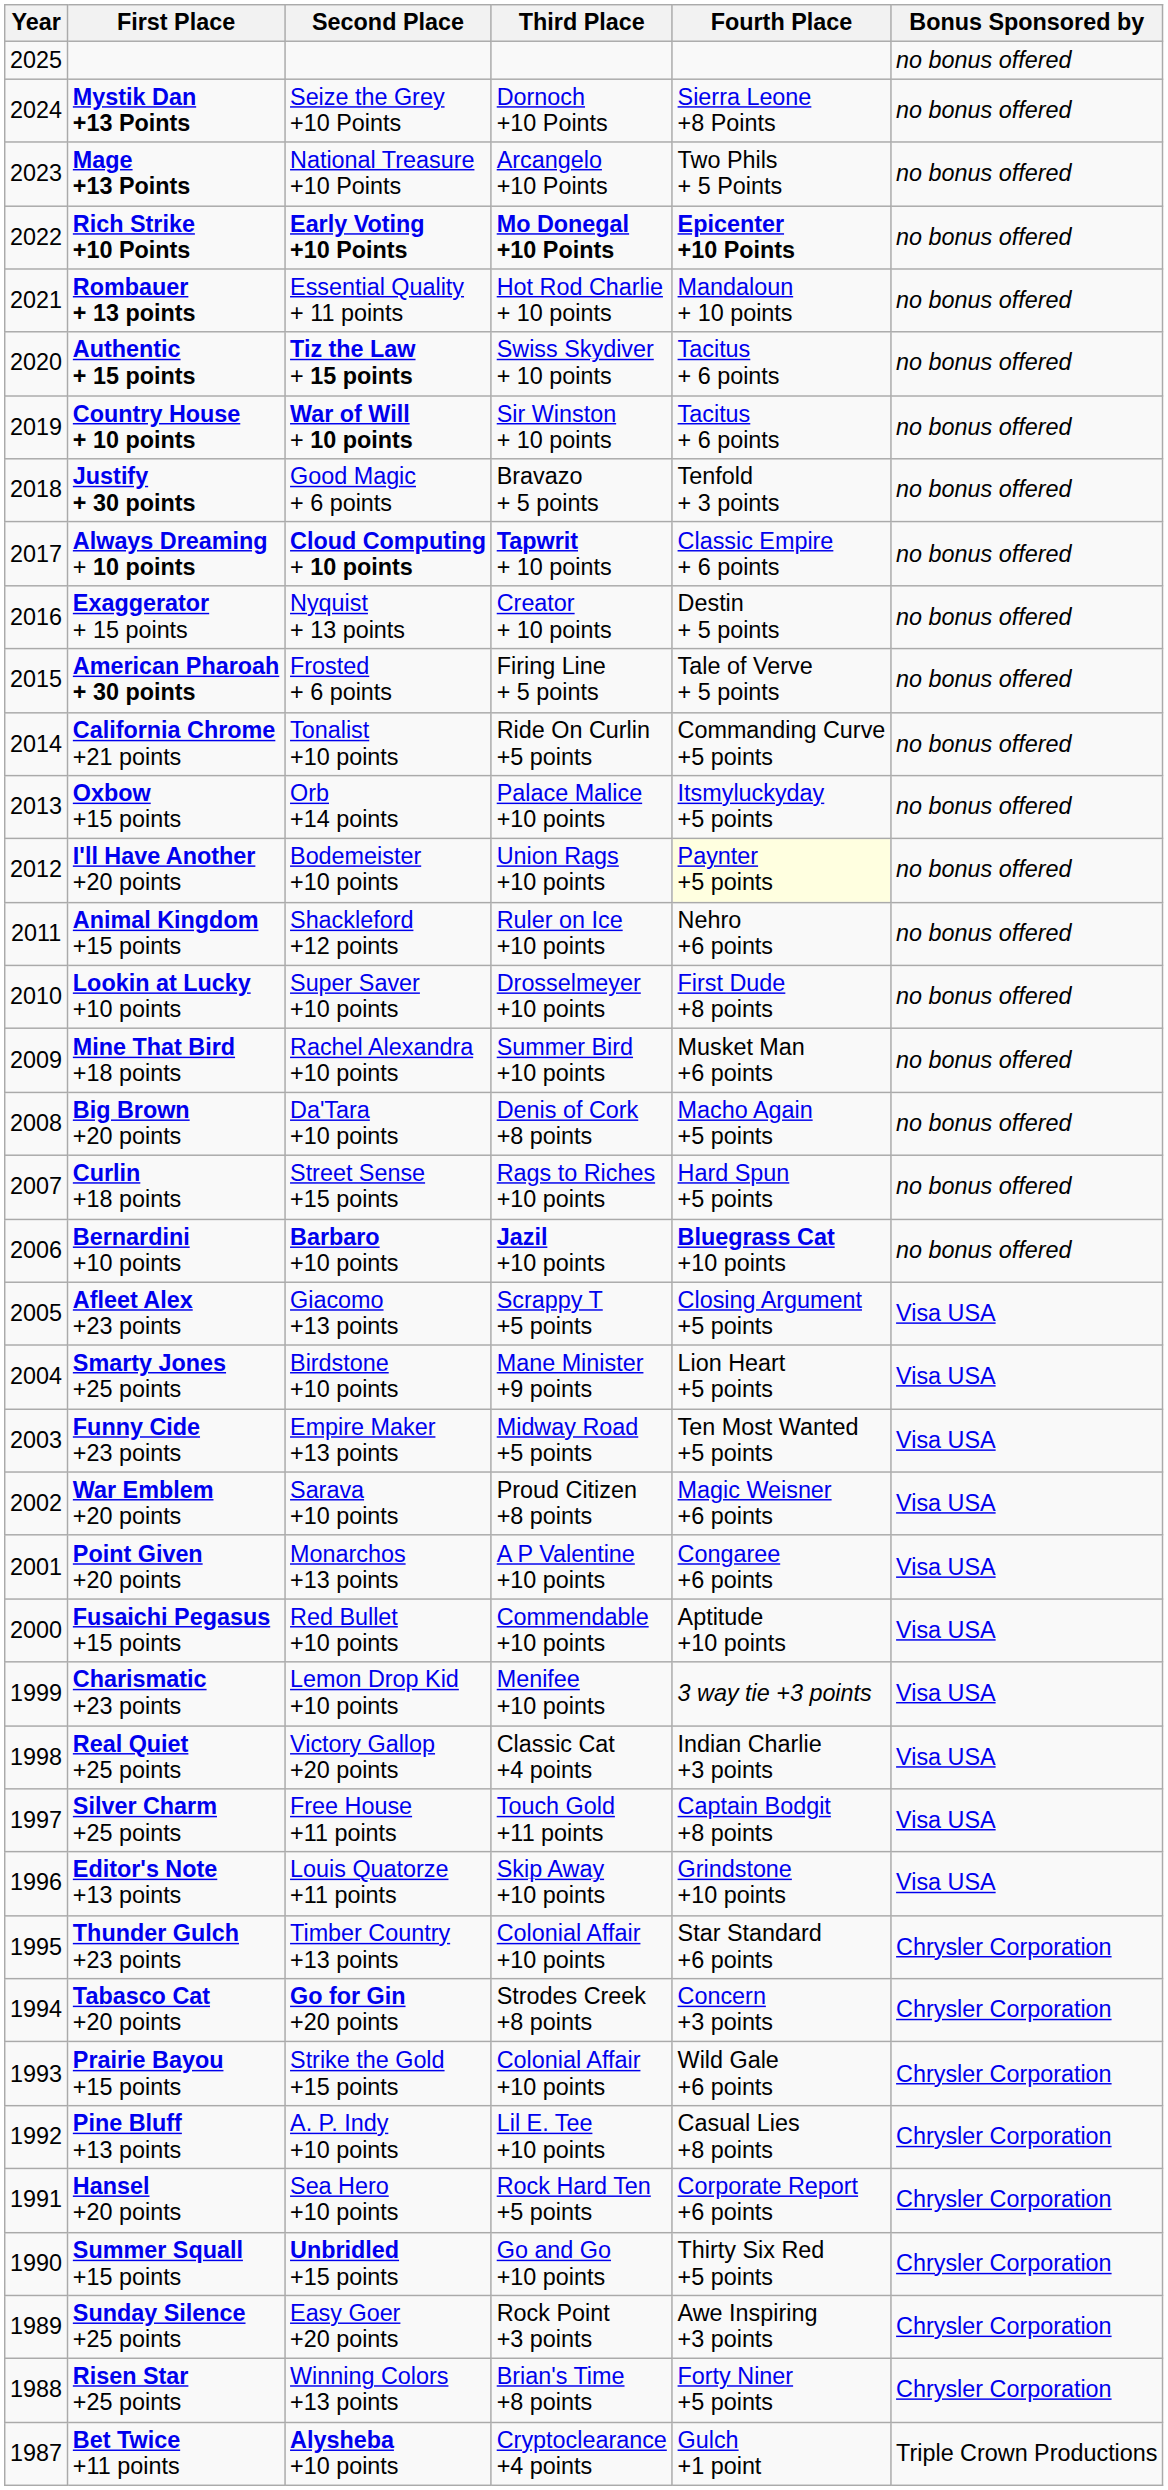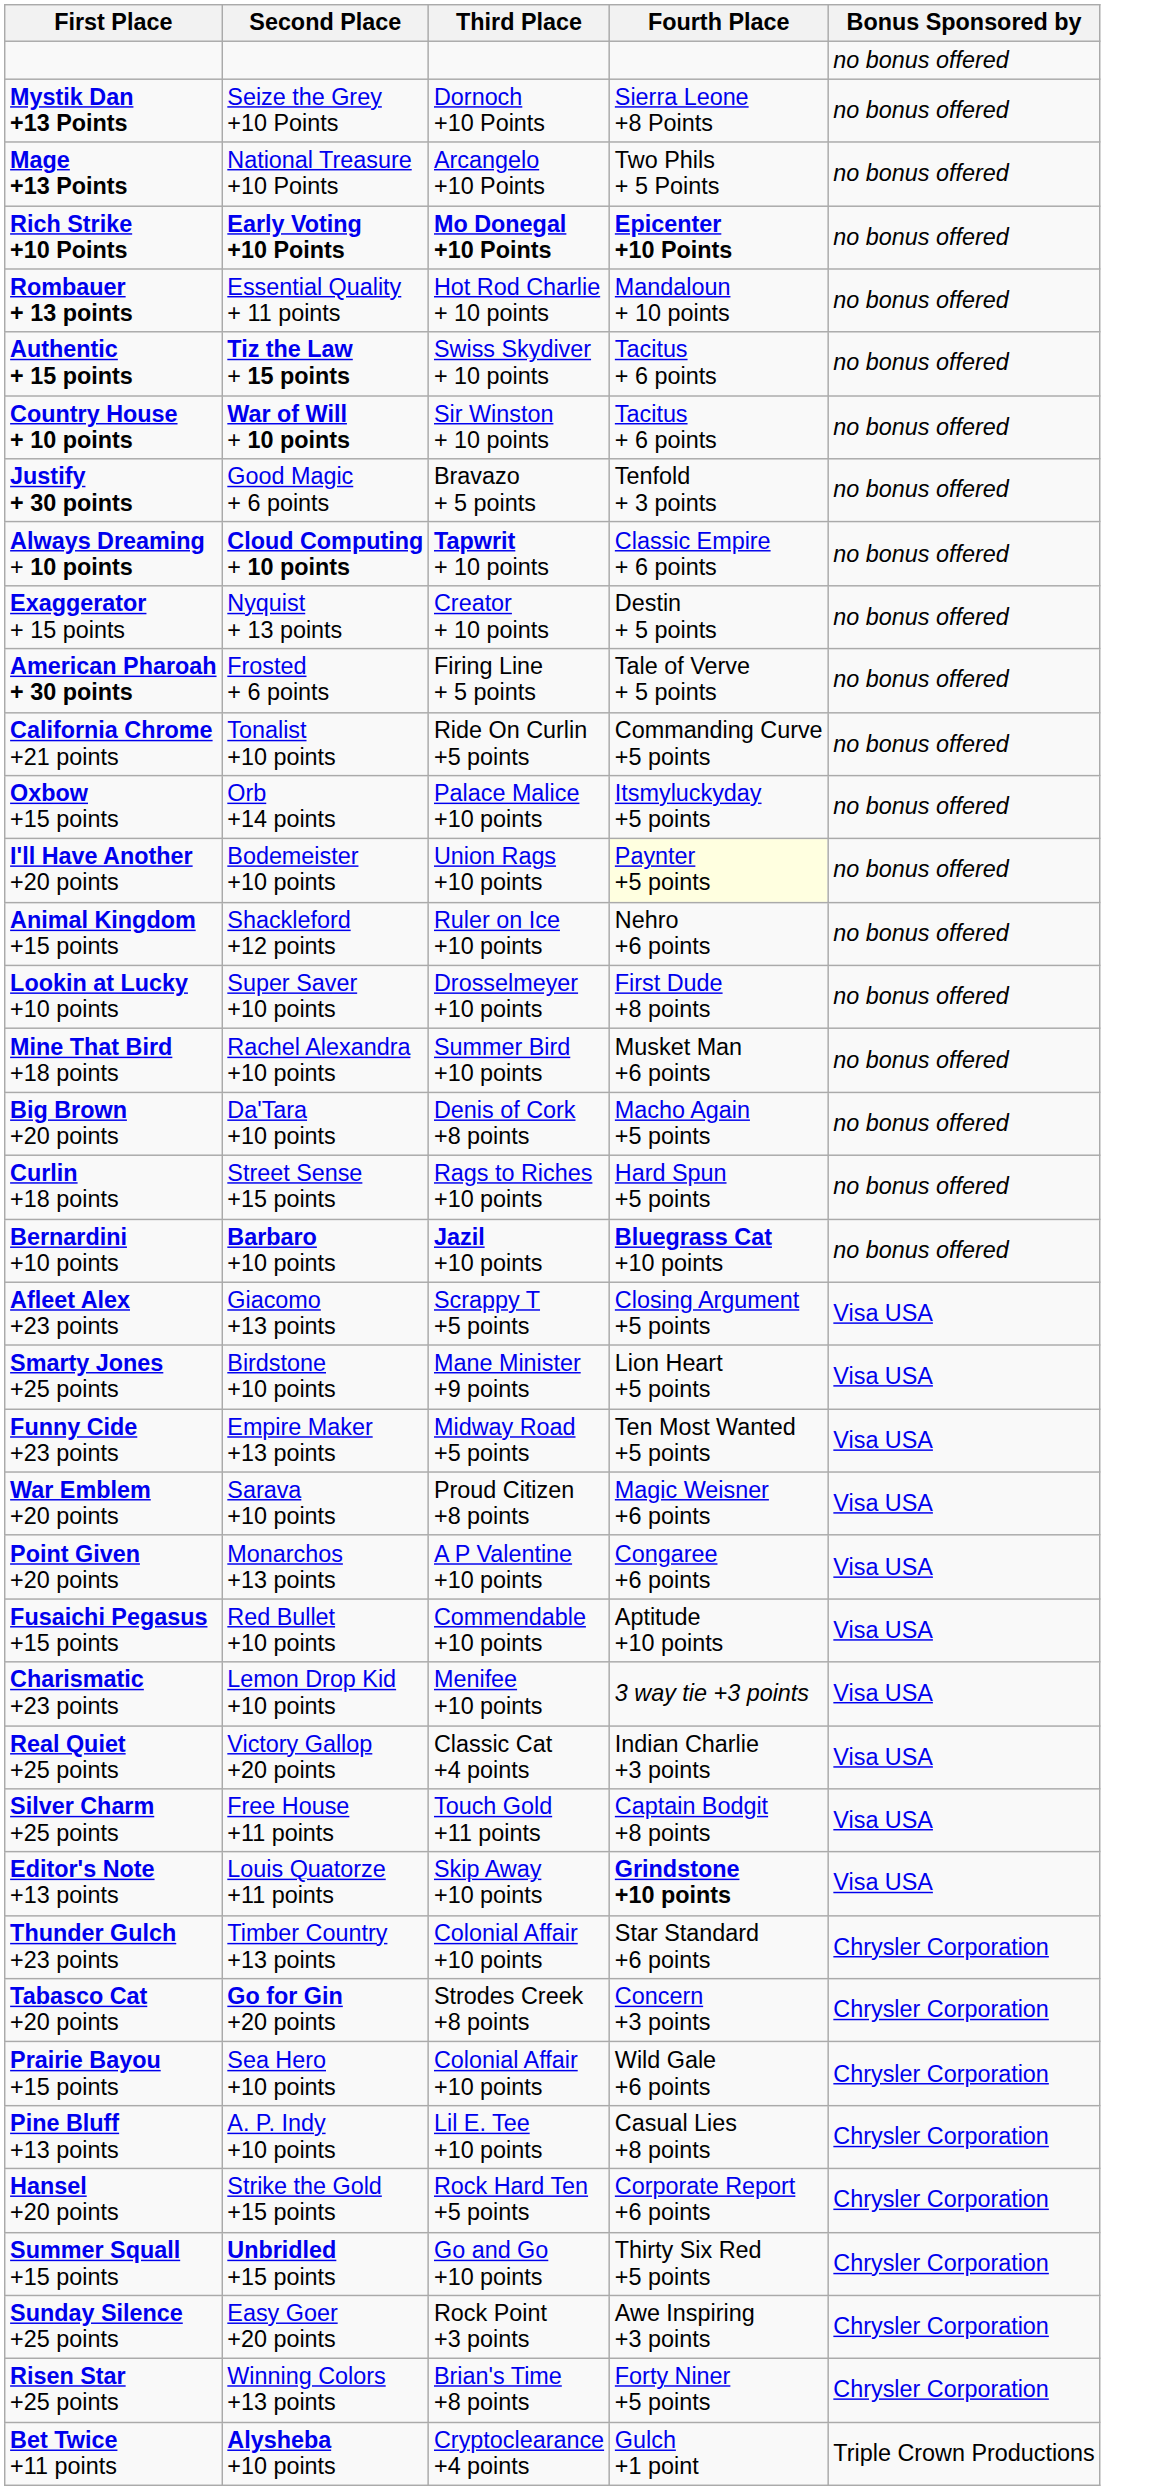- column: (36, 23)
(735, 1883) normal -> (677, 1883) bold
(367, 2073) Strike the Gold +15 points -> (282, 2073) Sea Hero +10 points
(344, 2200) Sea Hero +10 points -> (305, 2200) Strike the Gold +15 points
